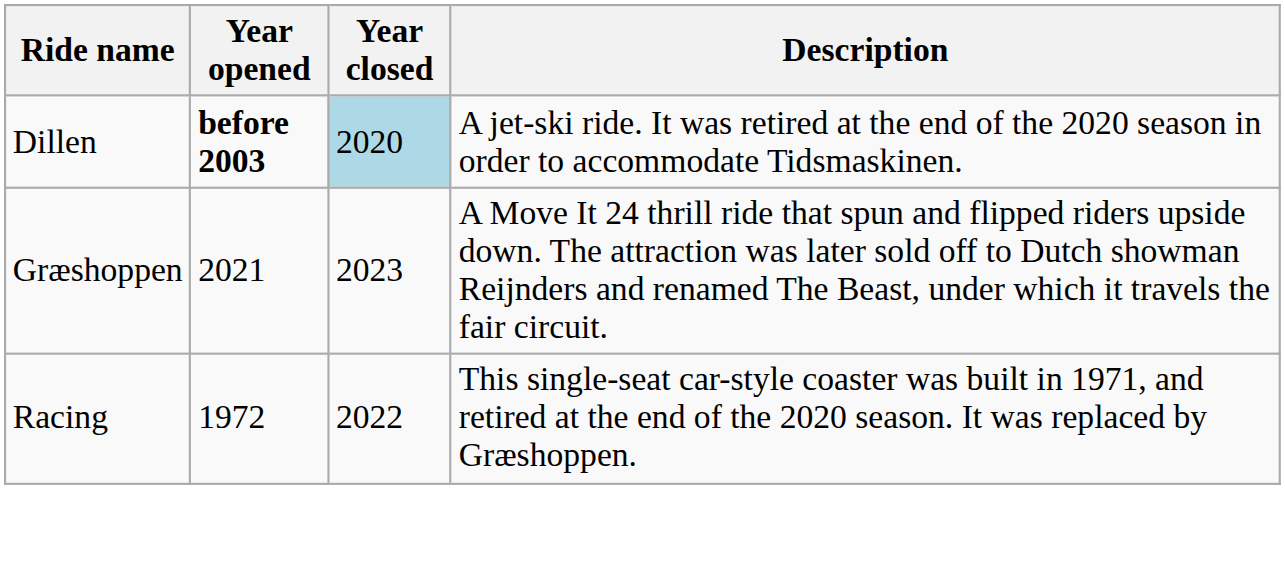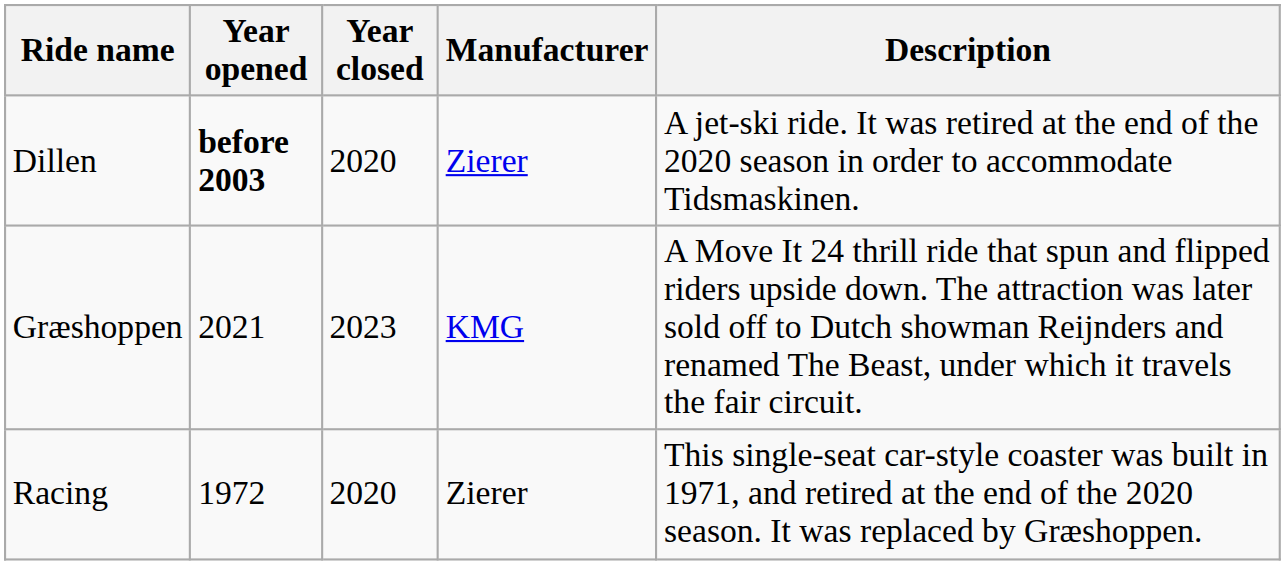+ column: (547, 50)
(370, 141) lightblue background -> (363, 160) no background
(370, 417) 2022 -> (363, 493) 2020
